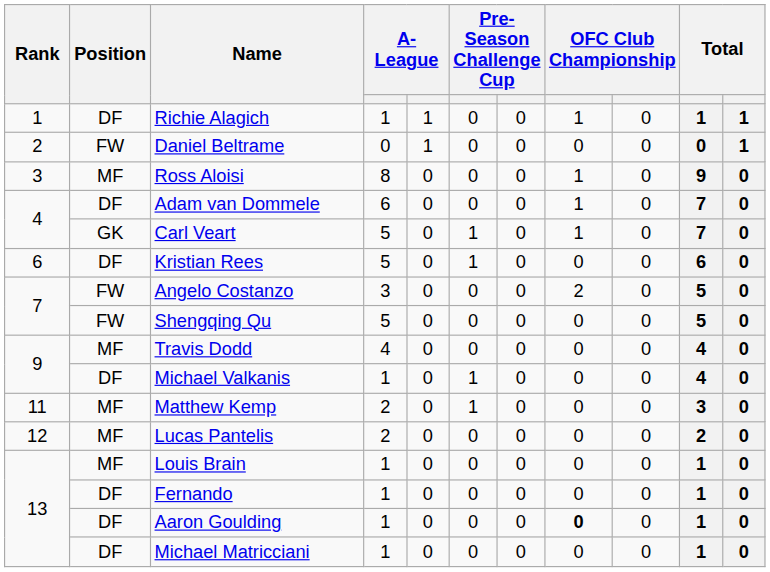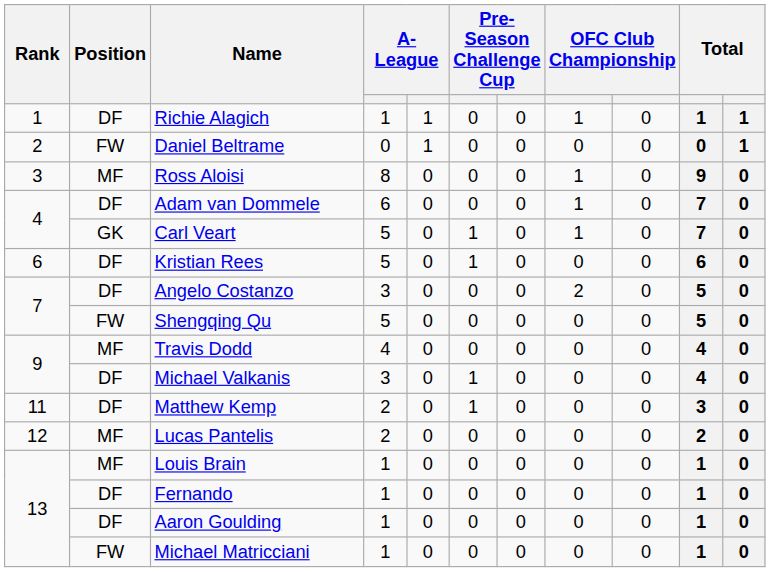(110, 291) FW -> (110, 291) DF
(385, 378) 1 -> (385, 378) 3
(110, 407) MF -> (110, 407) DF
(578, 522) bold -> (578, 522) normal
(110, 551) DF -> (110, 551) FW
